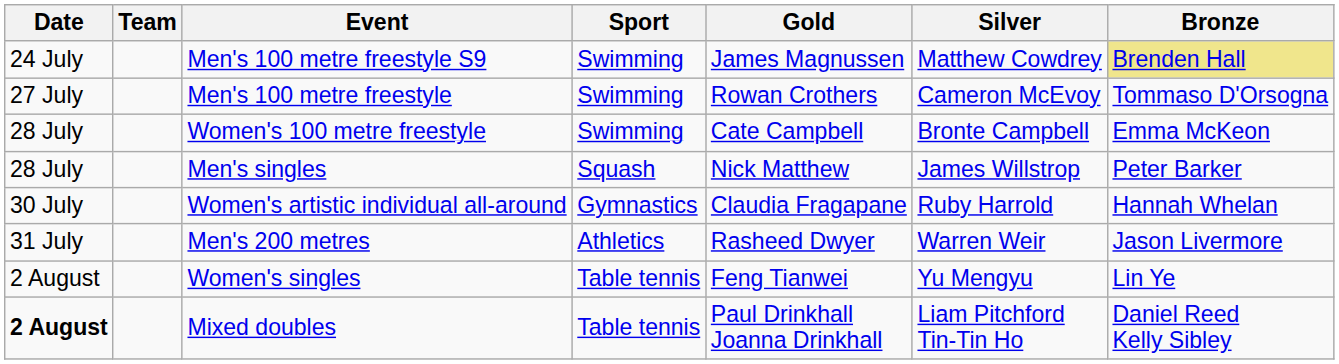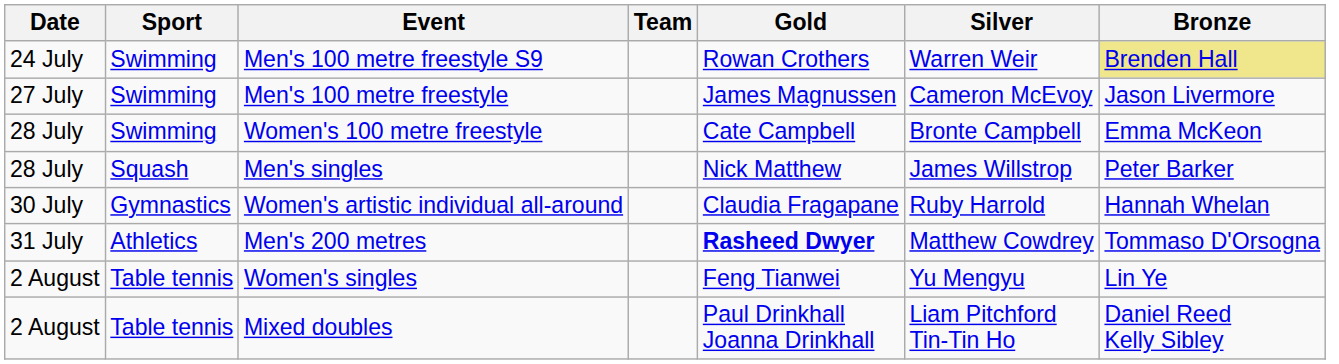columns swapped: (639, 22) <-> (148, 22)
(808, 59) James Magnussen -> (786, 59) Rowan Crothers
(1010, 59) Matthew Cowdrey -> (973, 59) Warren Weir
(794, 95) Rowan Crothers -> (800, 95) James Magnussen
(1220, 95) Tommaso D'Orsogna -> (1190, 95) Jason Livermore
(793, 242) normal -> (789, 242) bold
(981, 242) Warren Weir -> (1002, 242) Matthew Cowdrey
(1198, 242) Jason Livermore -> (1212, 242) Tommaso D'Orsogna
(59, 328) bold -> (55, 328) normal
